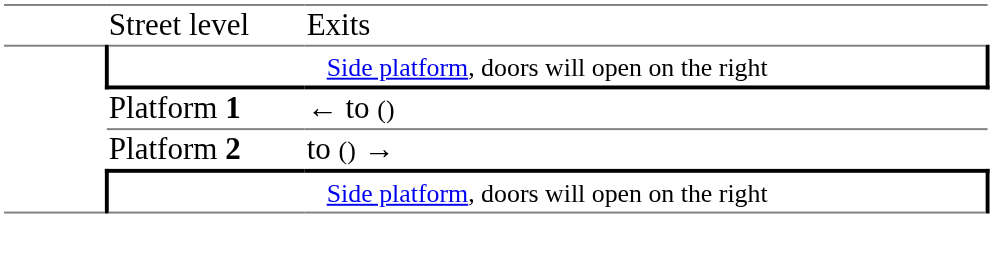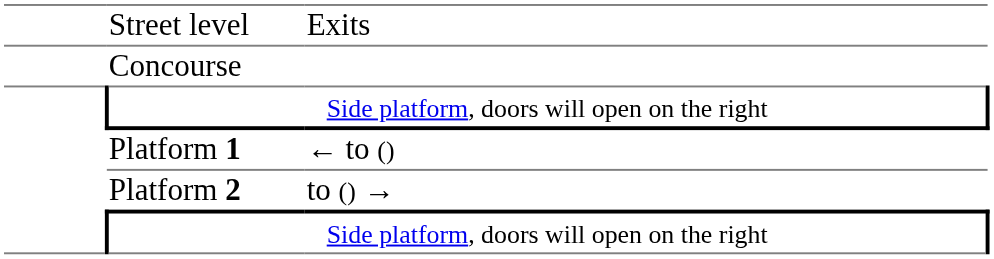+ row: (175, 65)
